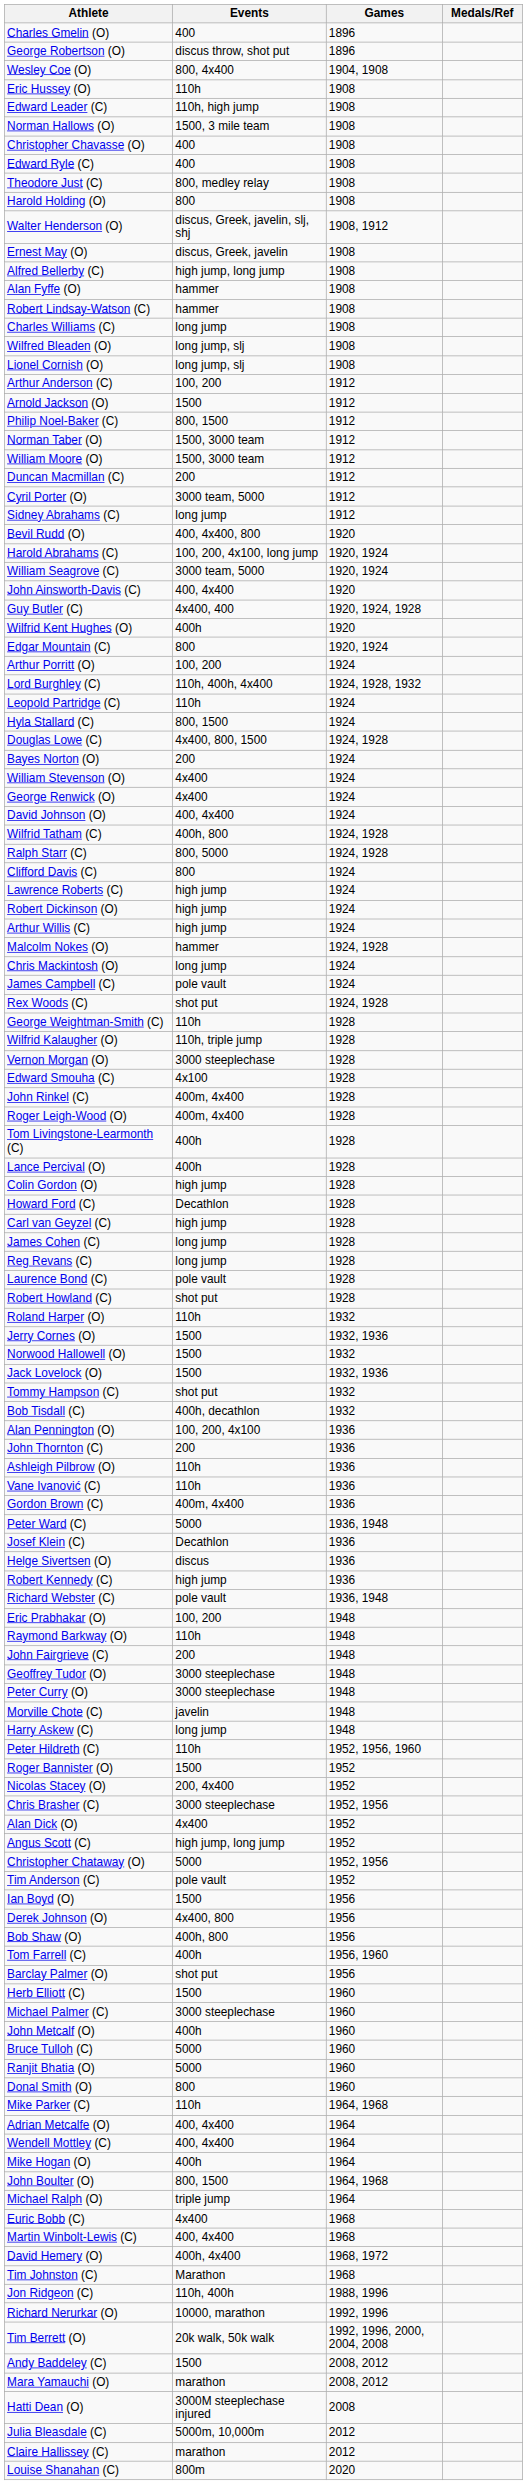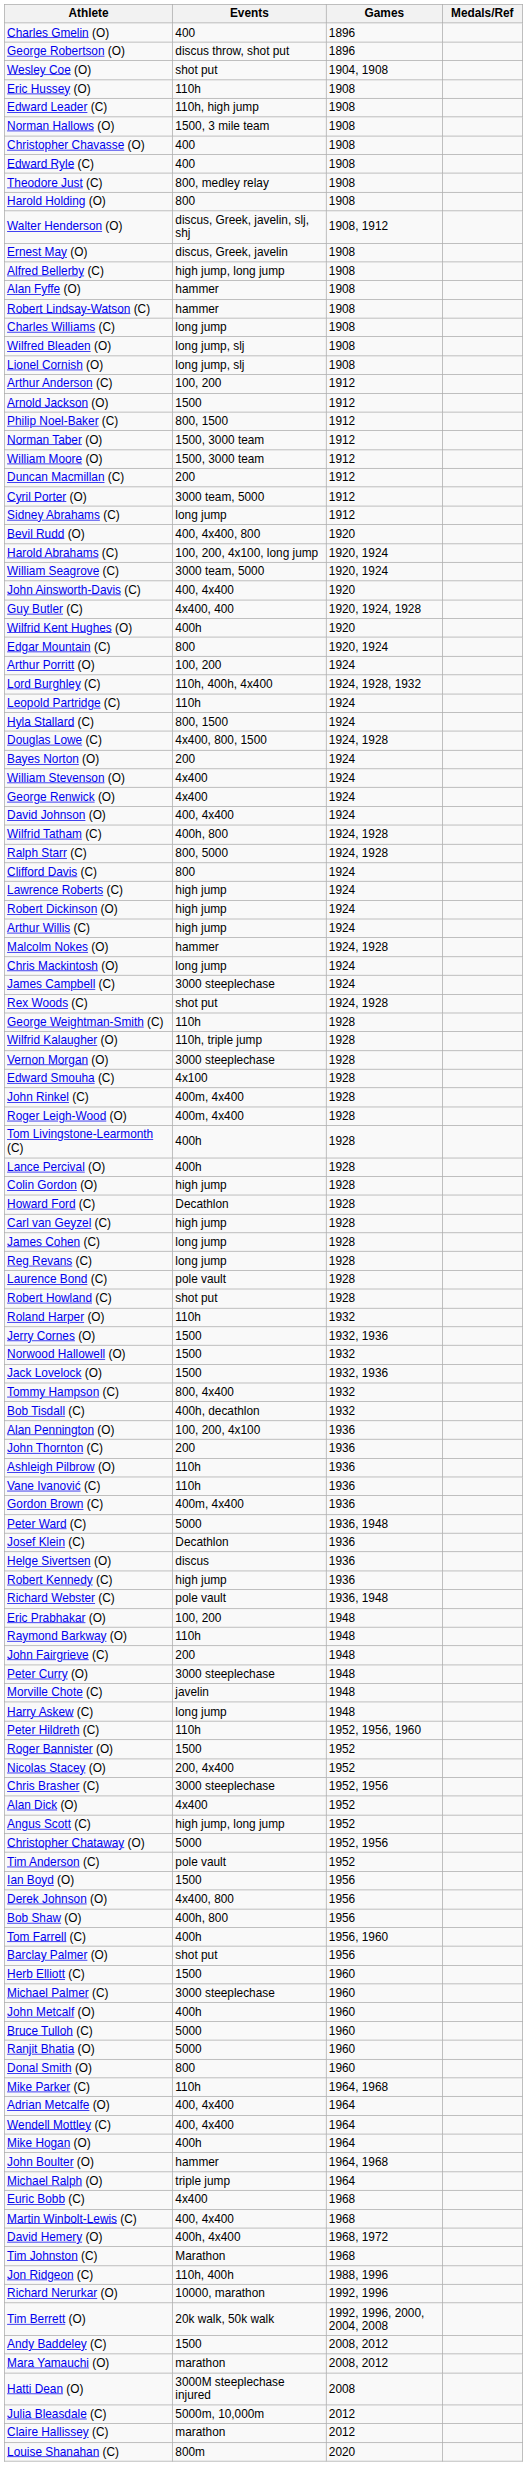(205, 70) 800, 4x400 -> (196, 70) shot put
(201, 984) pole vault -> (225, 984) 3000 steeplechase
(196, 1392) shot put -> (205, 1392) 800, 4x400
- row: (57, 1674)
(202, 2181) 800, 1500 -> (197, 2162) hammer
